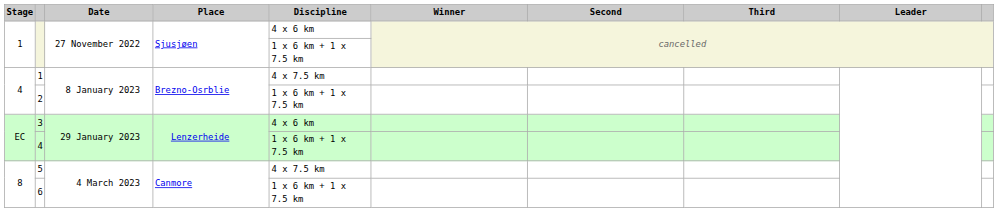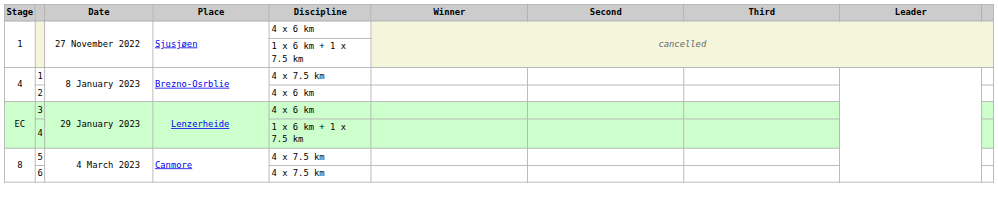(309, 99) 1 x 6 km + 1 x 7.5 km -> (293, 93) 4 x 6 km
(309, 193) 1 x 6 km + 1 x 7.5 km -> (298, 174) 4 x 7.5 km
